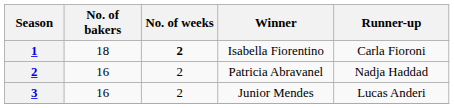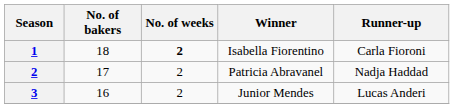(103, 72) 16 -> (103, 72) 17
